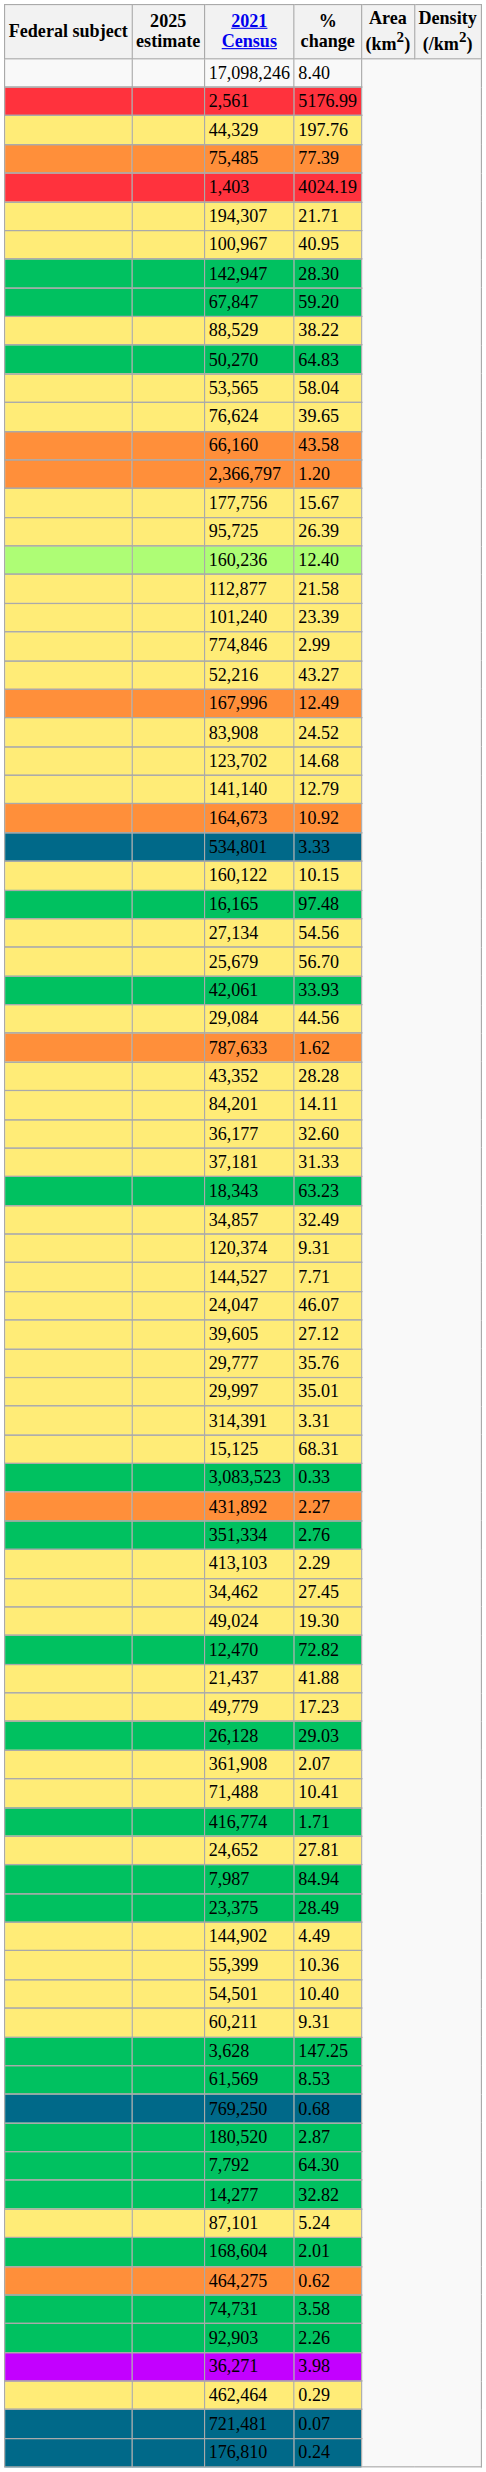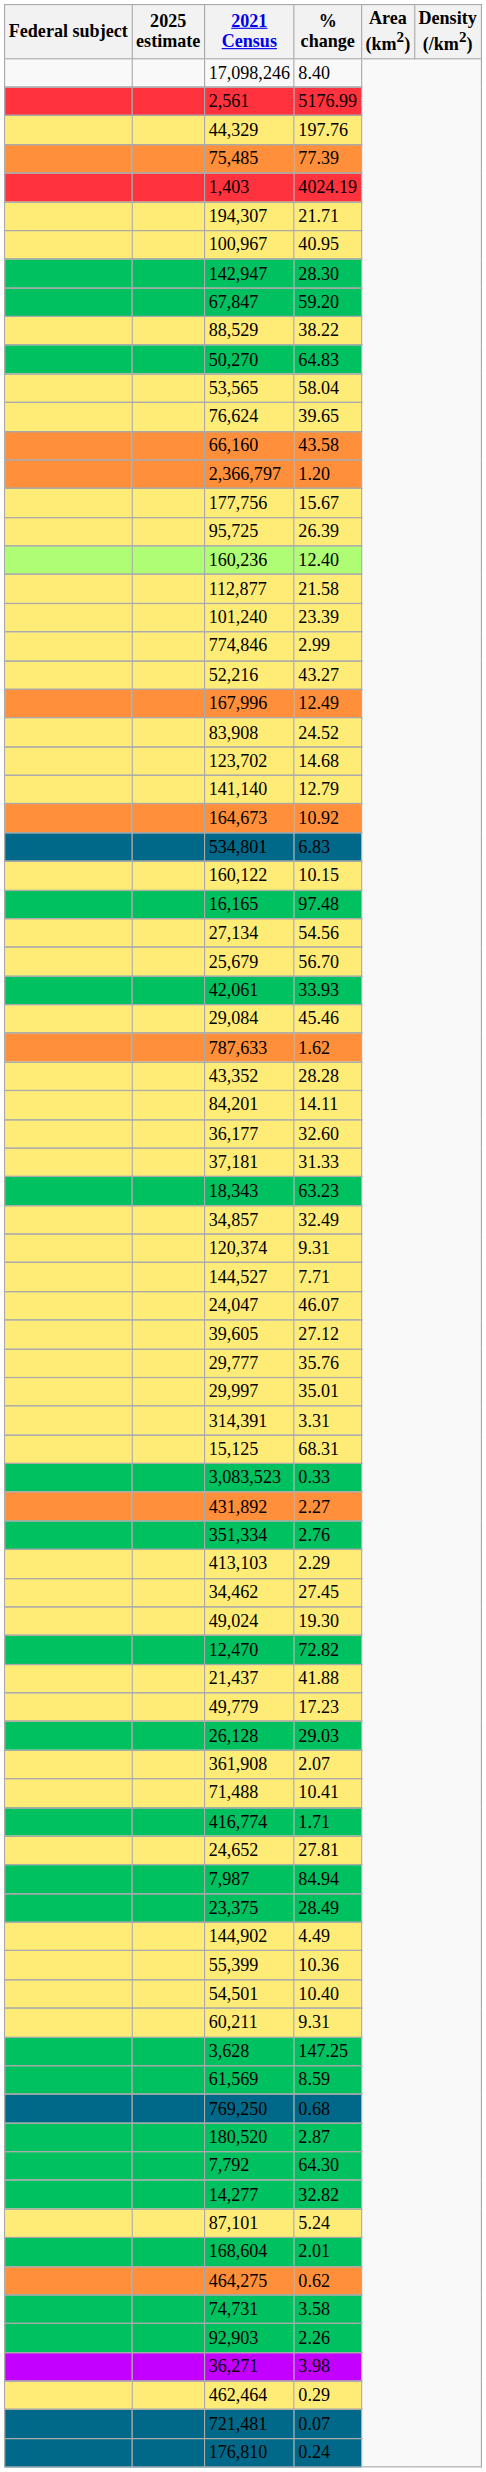(314, 846) 3.33 -> (314, 846) 6.83
(319, 1018) 44.56 -> (319, 1018) 45.46
(314, 2079) 8.53 -> (314, 2079) 8.59
